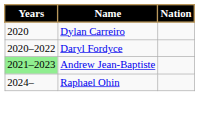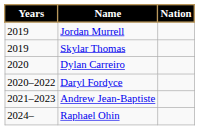+ row: (92, 31)
+ row: (93, 48)
(31, 65) lightgreen background -> (31, 99) no background
